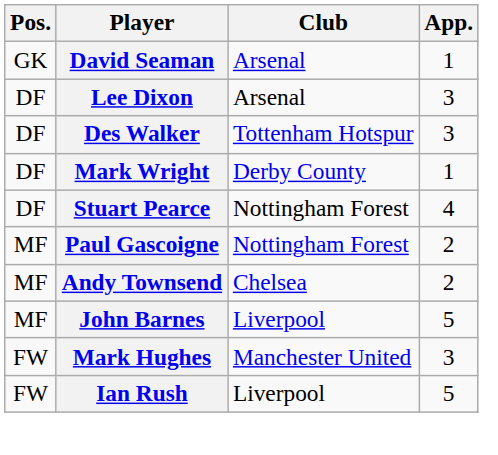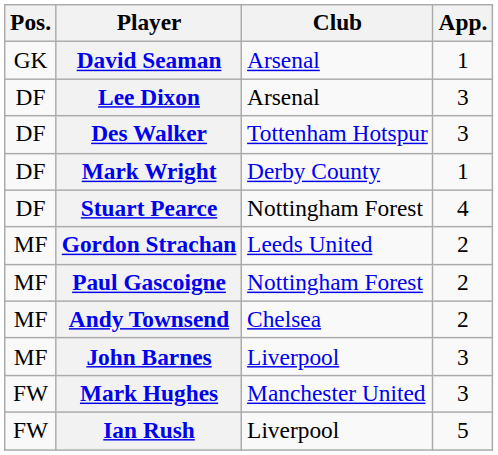+ row: (149, 245)
(449, 319) 5 -> (463, 356) 3
